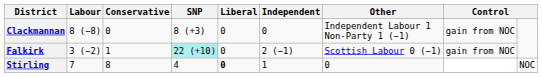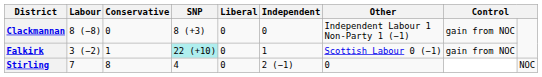(278, 51) 2 (−1) -> (264, 51) 1
(223, 65) bold -> (223, 65) normal
(264, 65) 1 -> (278, 65) 2 (−1)
